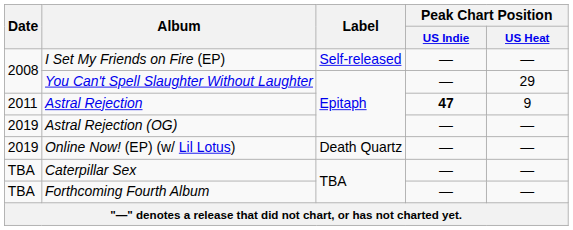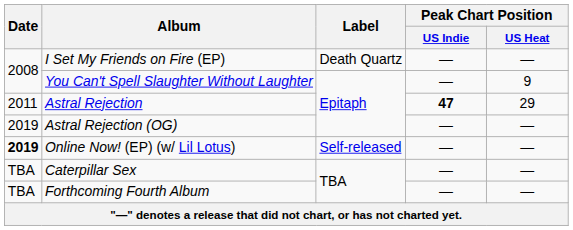(360, 59) Self-released -> (361, 59) Death Quartz
(527, 81) 29 -> (527, 81) 9
(527, 103) 9 -> (527, 103) 29
(23, 147) normal -> (23, 147) bold
(361, 147) Death Quartz -> (360, 147) Self-released
